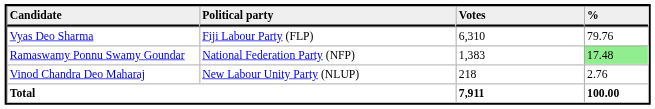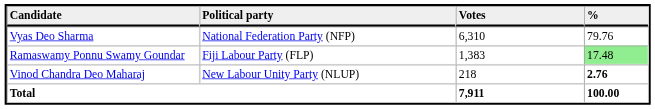(258, 36) Fiji Labour Party (FLP) -> (279, 36) National Federation Party (NFP)
(279, 55) National Federation Party (NFP) -> (258, 55) Fiji Labour Party (FLP)
(597, 74) normal -> (597, 74) bold
